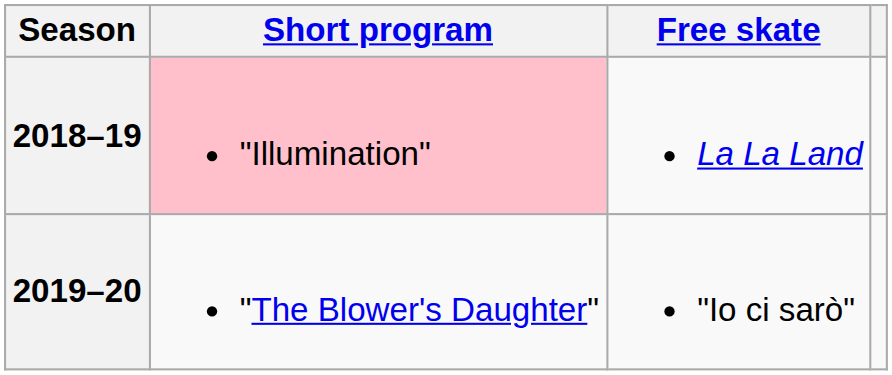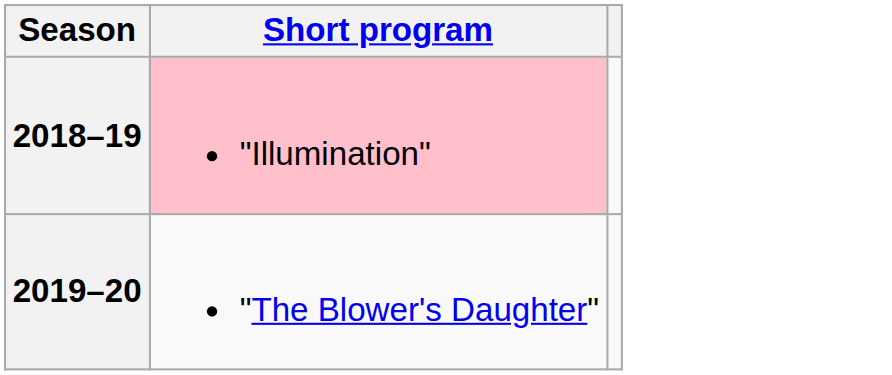- column: (739, 30)
